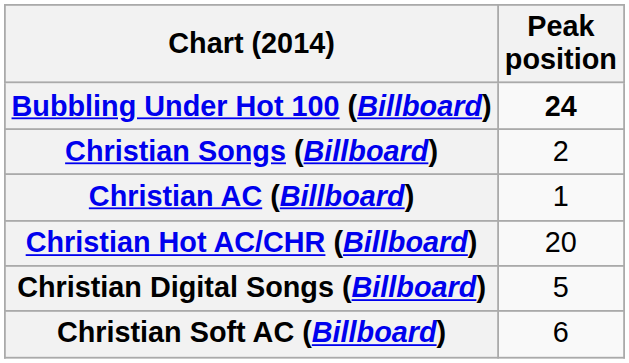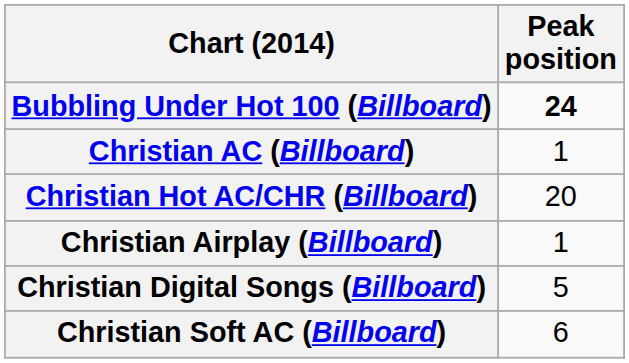- row: (252, 151)
+ row: (252, 242)
